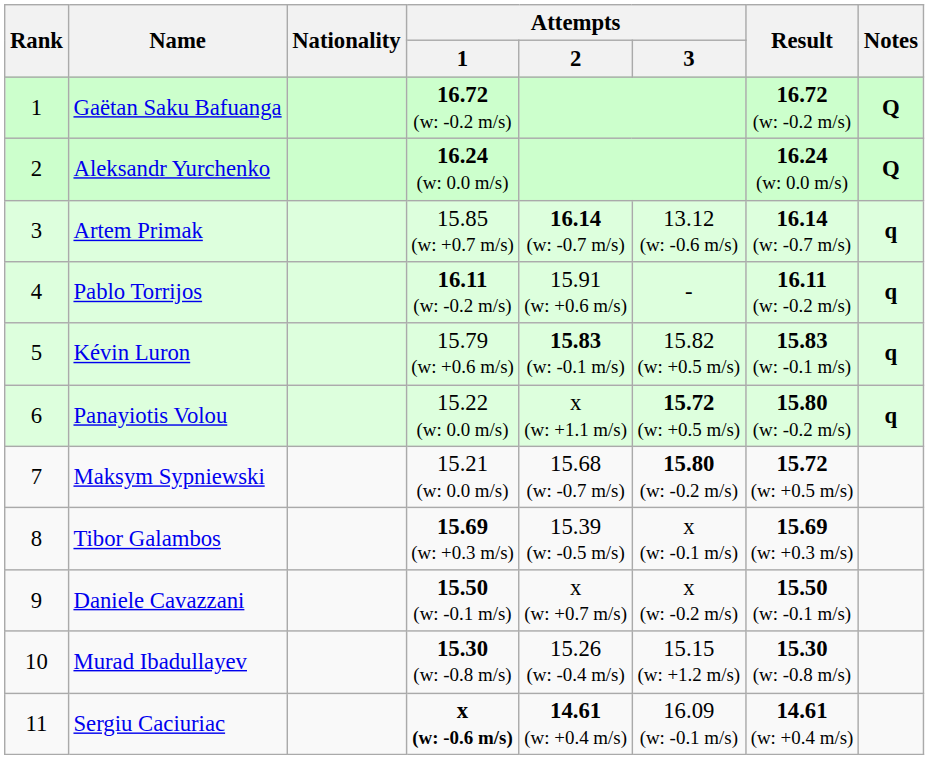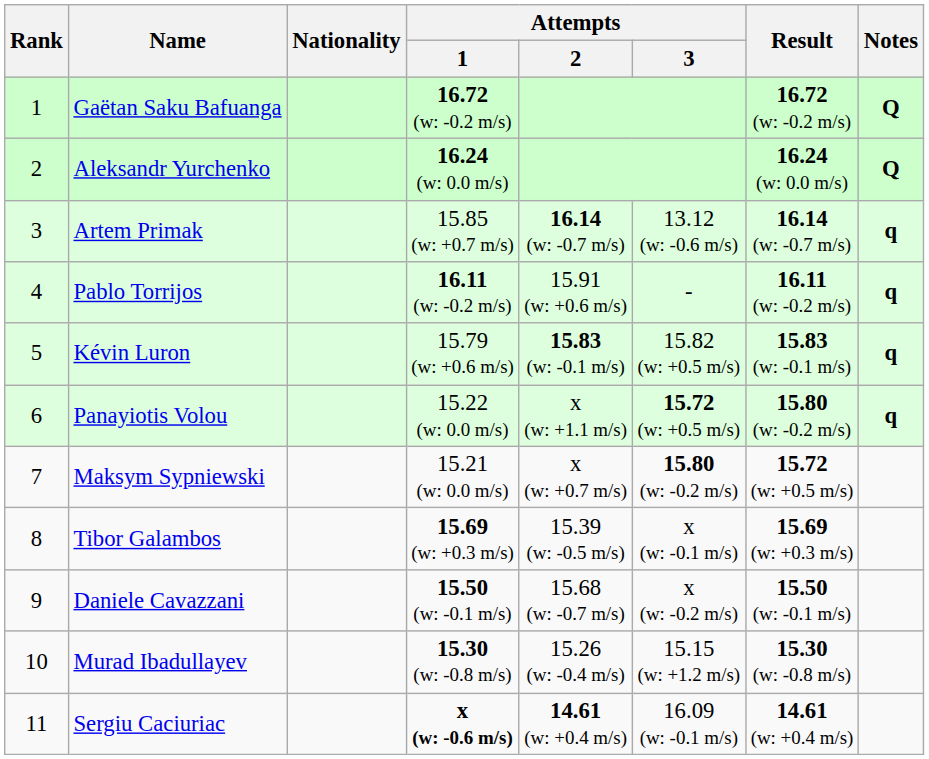(576, 476) 15.68 (w: -0.7 m/s) -> (576, 476) x (w: +0.7 m/s)
(576, 600) x (w: +0.7 m/s) -> (576, 600) 15.68 (w: -0.7 m/s)
